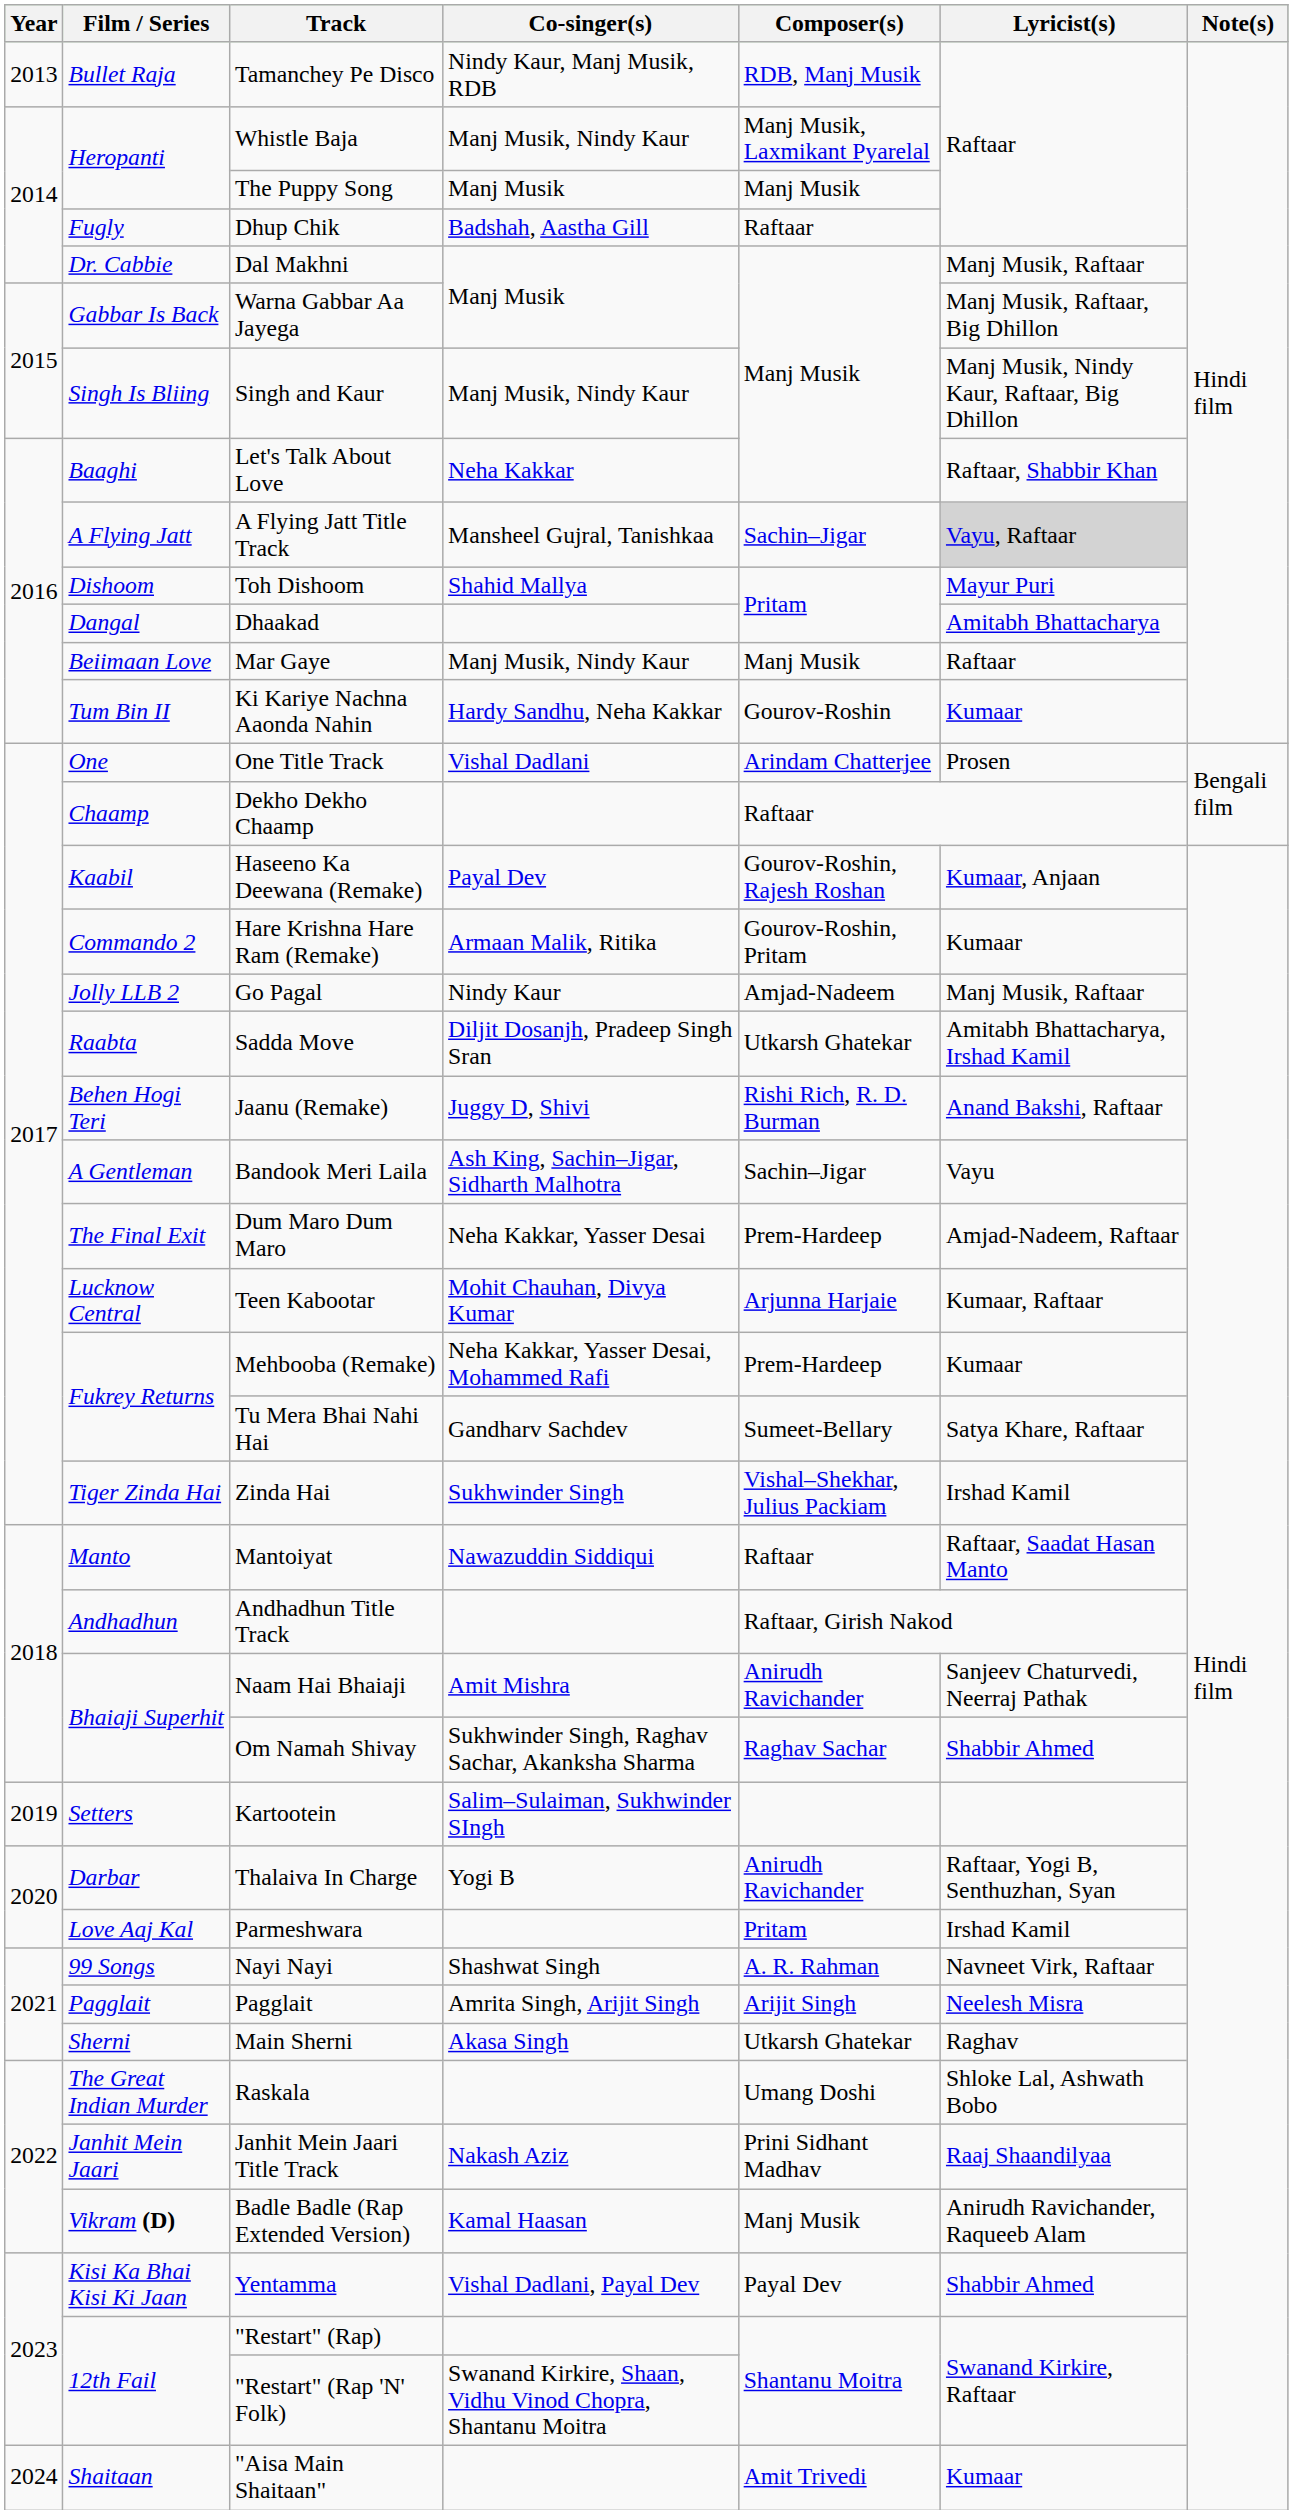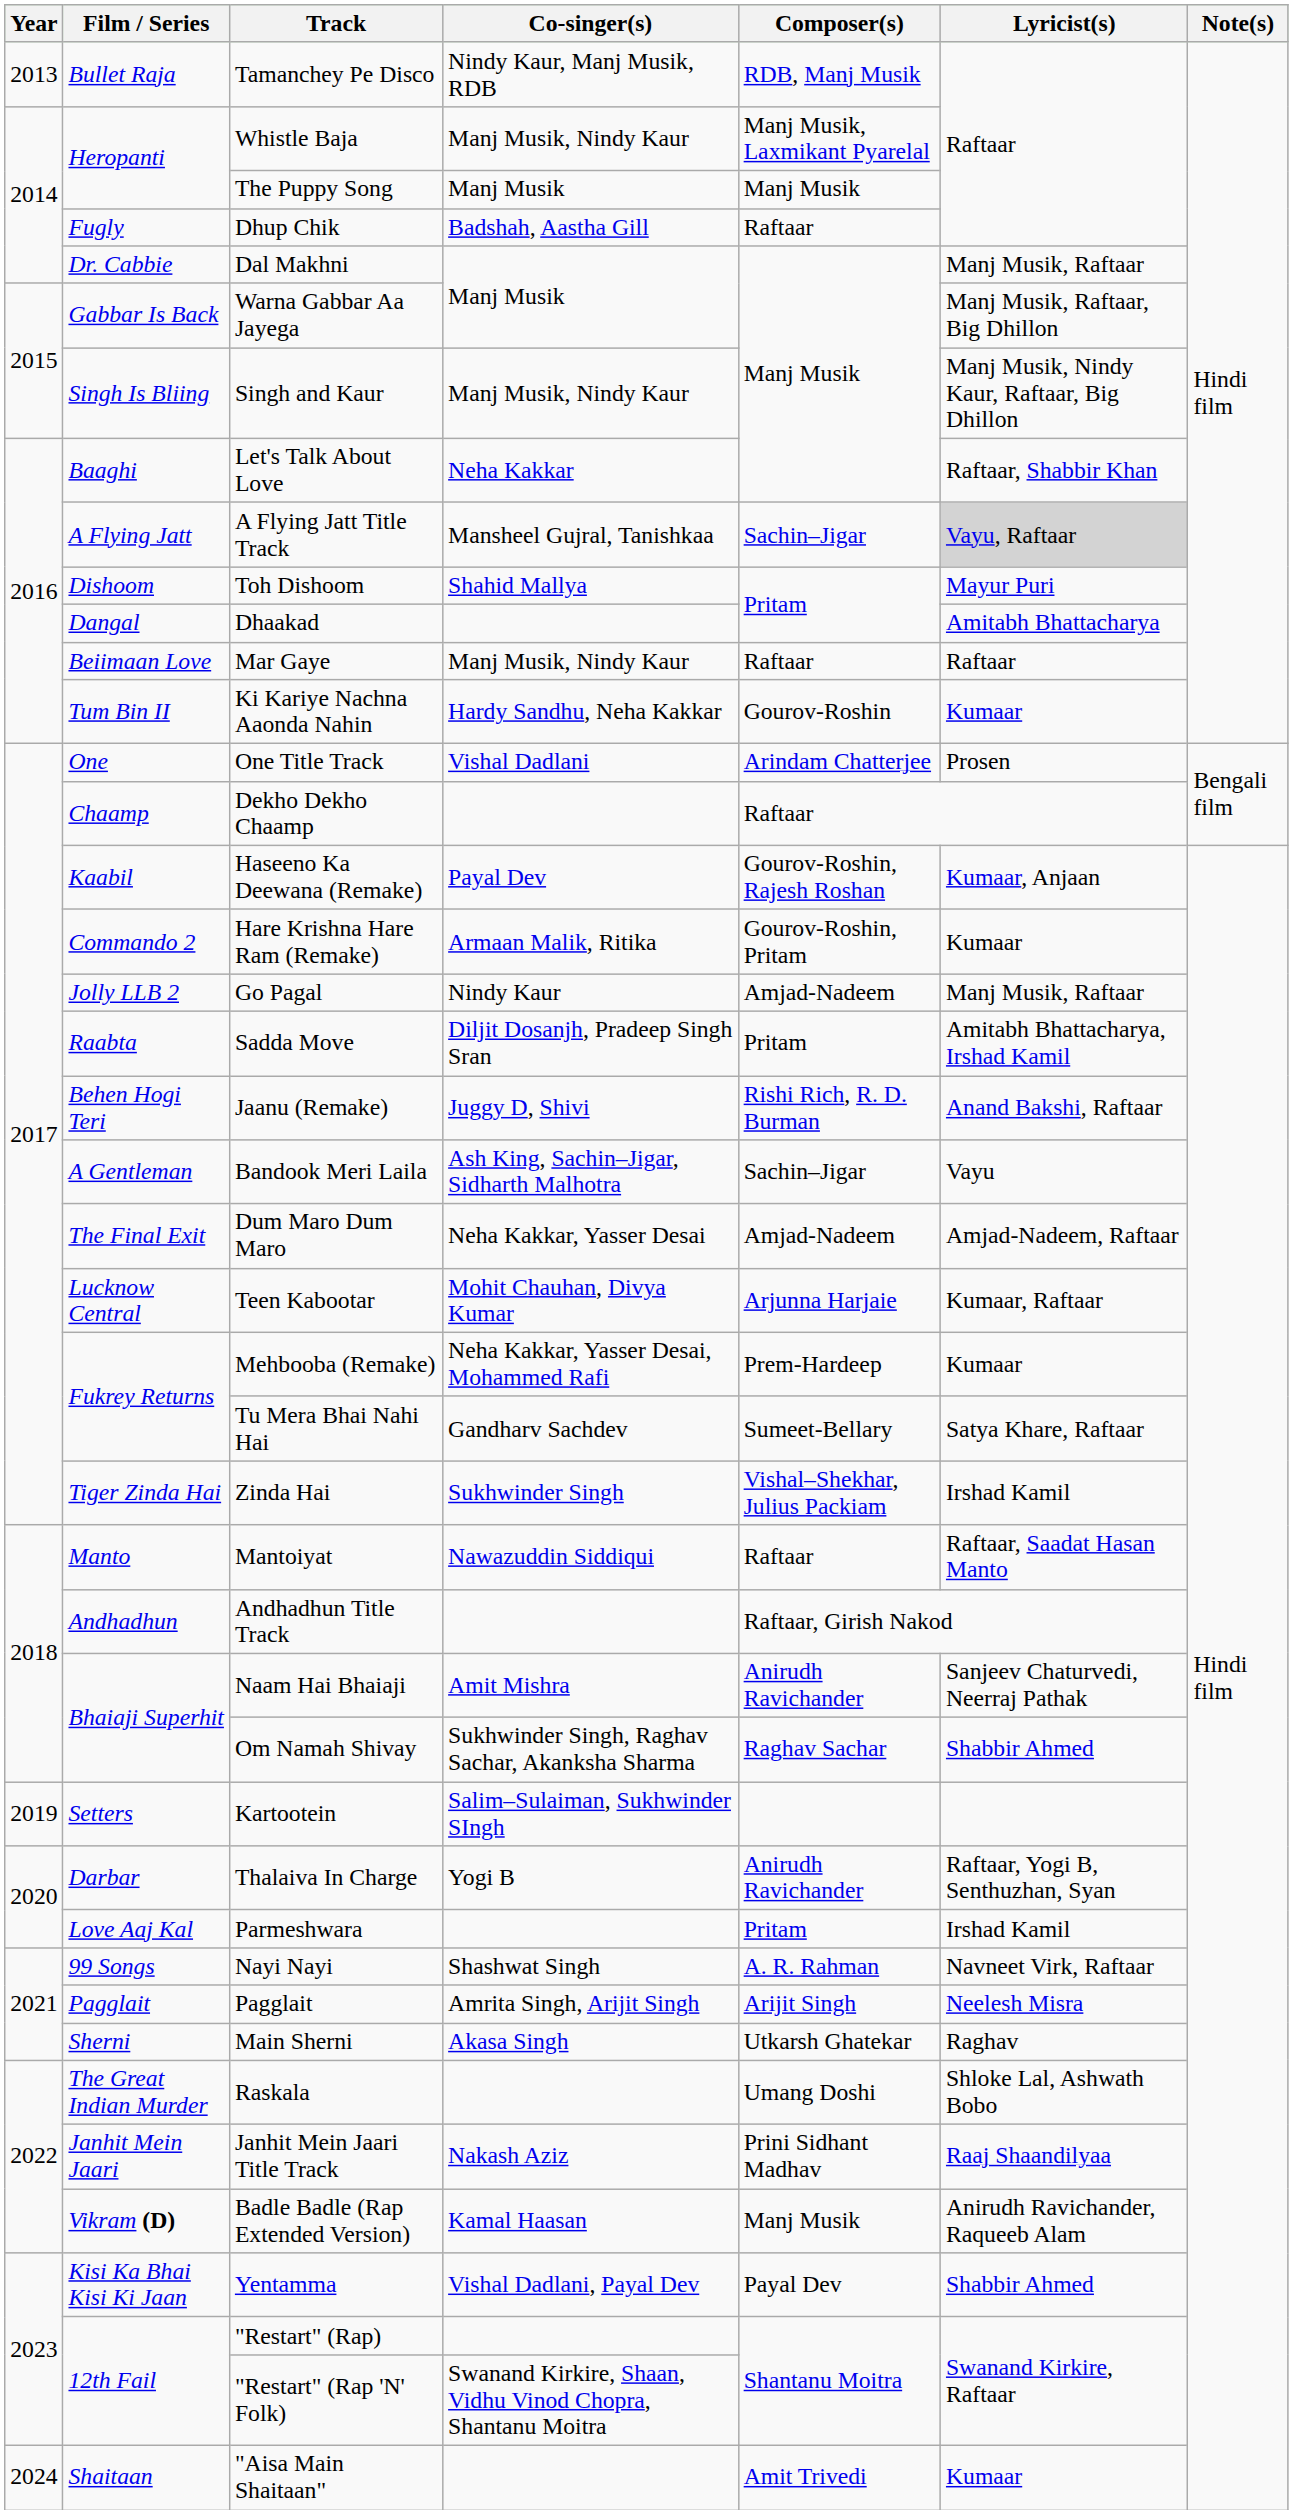(802, 660) Manj Musik -> (778, 660) Raftaar
(827, 1043) Utkarsh Ghatekar -> (775, 1043) Pritam
(813, 1235) Prem-Hardeep -> (819, 1235) Amjad-Nadeem
